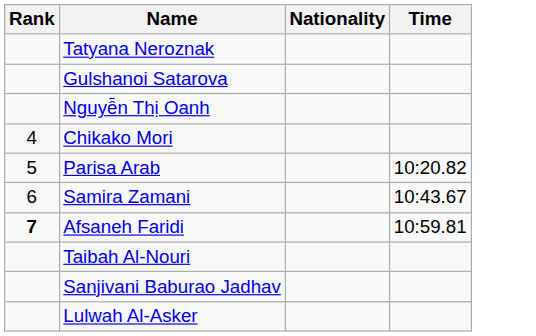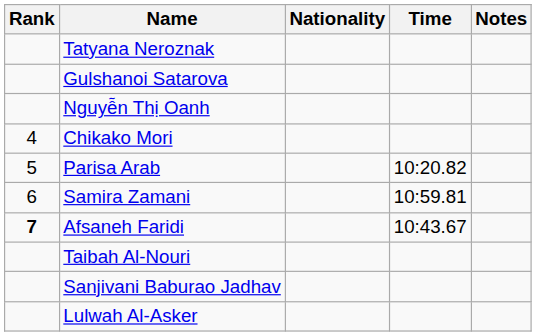+ column: (501, 19)
(430, 197) 10:43.67 -> (430, 197) 10:59.81
(430, 227) 10:59.81 -> (430, 227) 10:43.67
